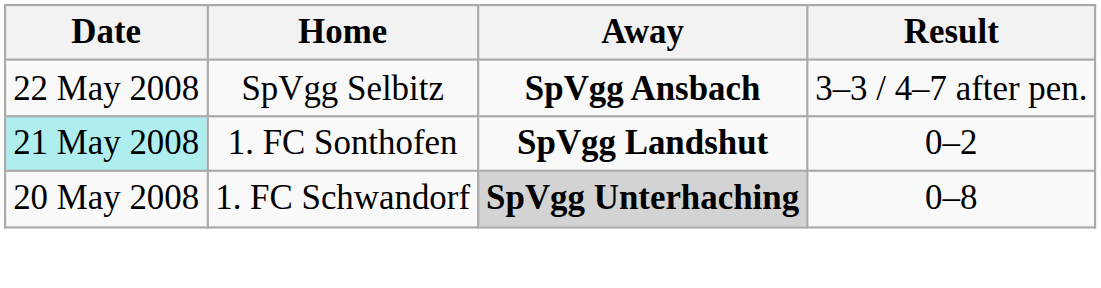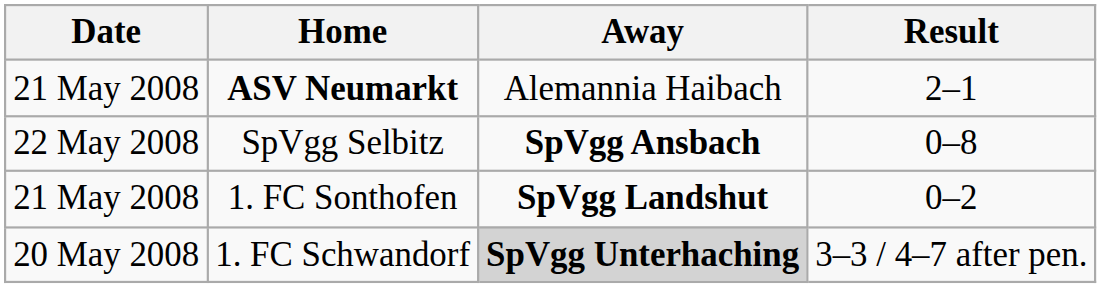+ row: (343, 87)
(951, 87) 3–3 / 4–7 after pen. -> (951, 142) 0–8
(106, 142) paleturquoise background -> (106, 198) no background
(951, 198) 0–8 -> (951, 253) 3–3 / 4–7 after pen.
